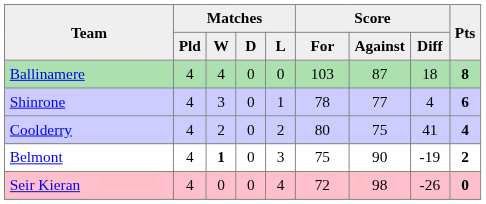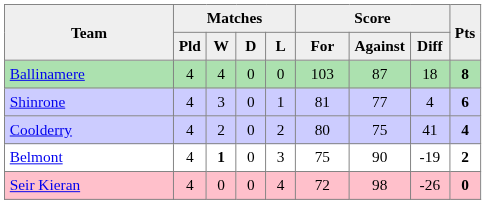(322, 101) 78 -> (322, 101) 81
